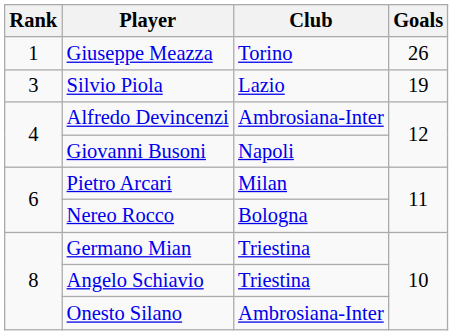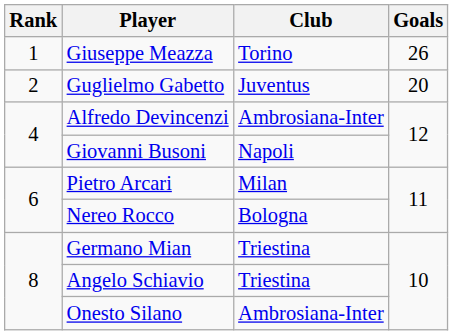+ row: (145, 85)
- row: (115, 85)
